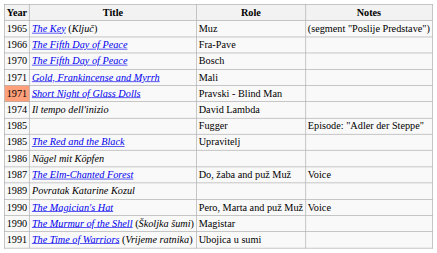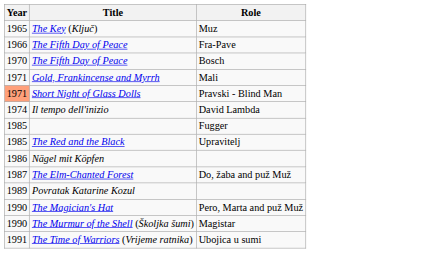- column: (369, 12)
